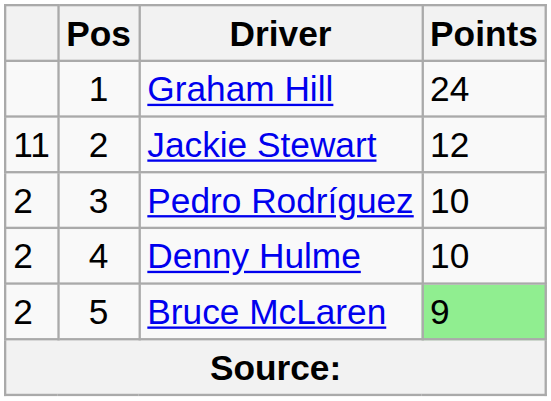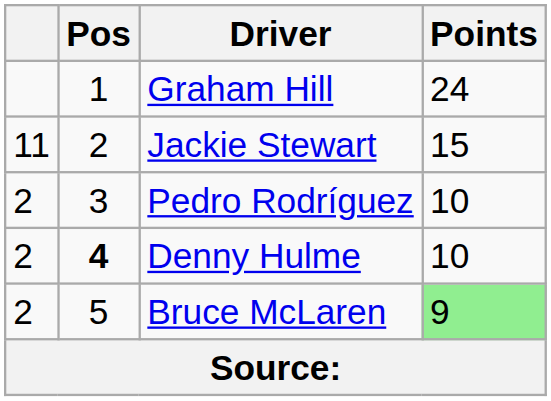(450, 145) 12 -> (450, 145) 15
(99, 257) normal -> (99, 257) bold
